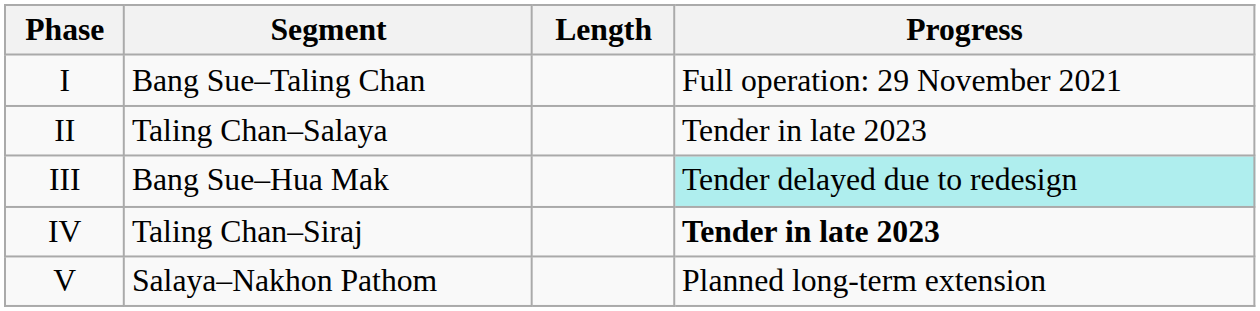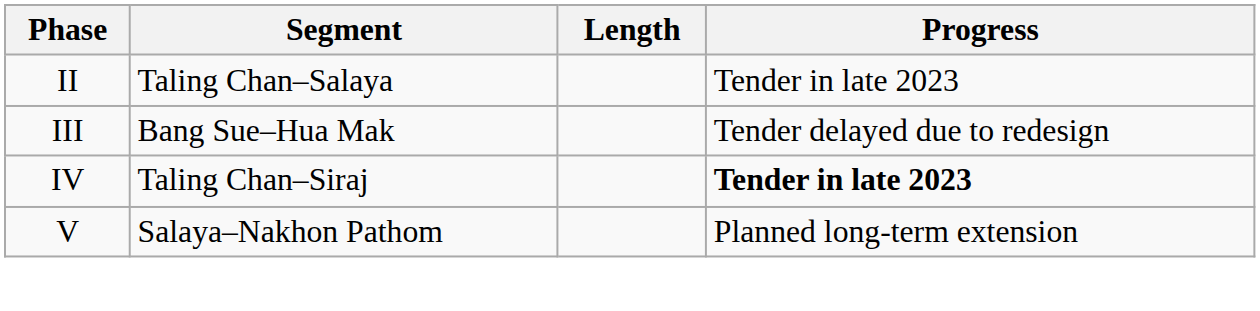- row: (65, 79)
(880, 180) paleturquoise background -> (912, 130) no background
